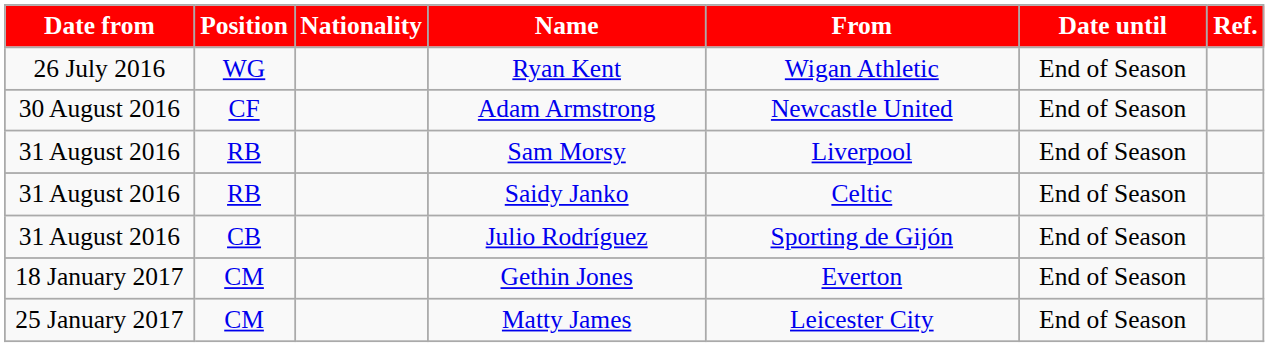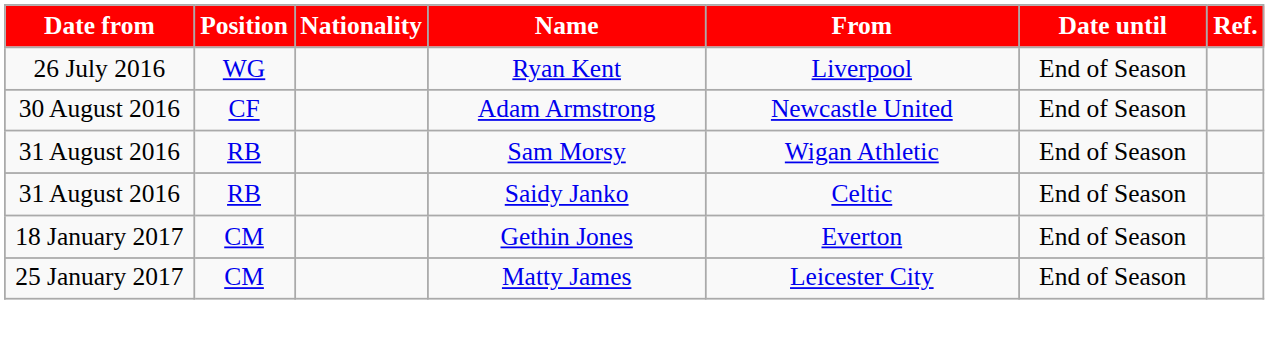(862, 67) Wigan Athletic -> (862, 67) Liverpool
(862, 152) Liverpool -> (862, 152) Wigan Athletic
- row: (567, 236)
